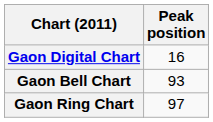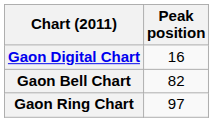(176, 81) 93 -> (176, 81) 82
